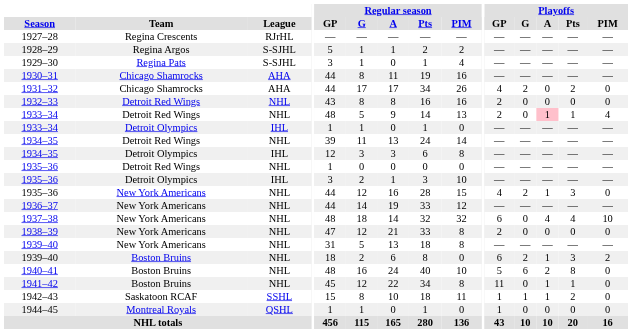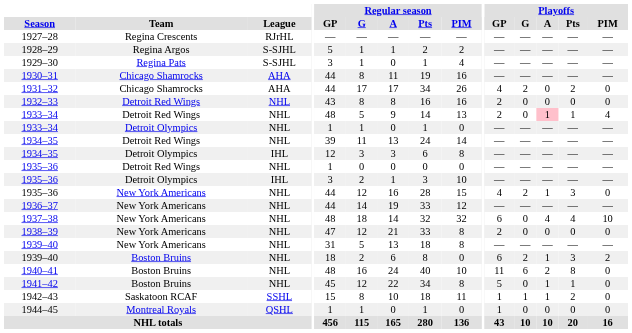(279, 127) IHL -> (279, 127) NHL
(499, 270) 5 -> (499, 270) 11
(499, 283) 11 -> (499, 283) 5
